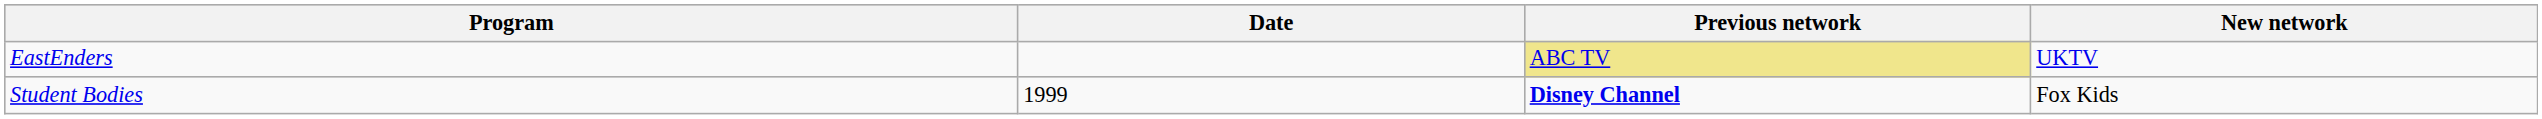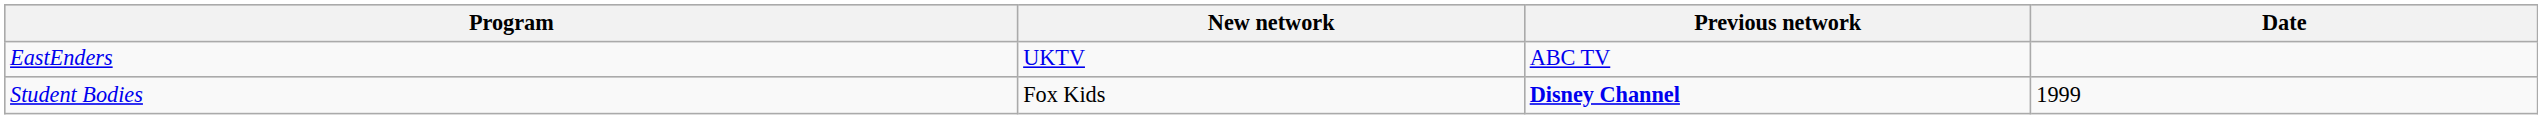columns swapped: (2284, 22) <-> (1271, 22)
(1570, 58) khaki background -> (1570, 58) no background
